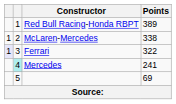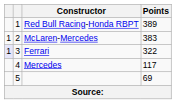(150, 38) 338 -> (150, 38) 383
(18, 65) paleturquoise background -> (18, 65) no background
(150, 65) 241 -> (150, 65) 117
